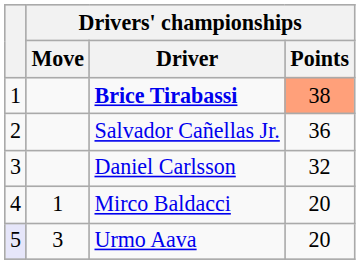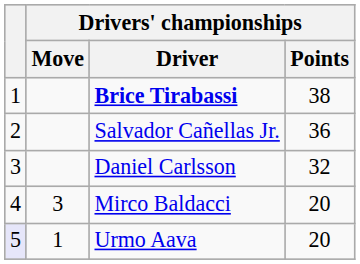(320, 94) lightsalmon background -> (320, 94) no background
(58, 204) 1 -> (58, 204) 3
(58, 240) 3 -> (58, 240) 1
